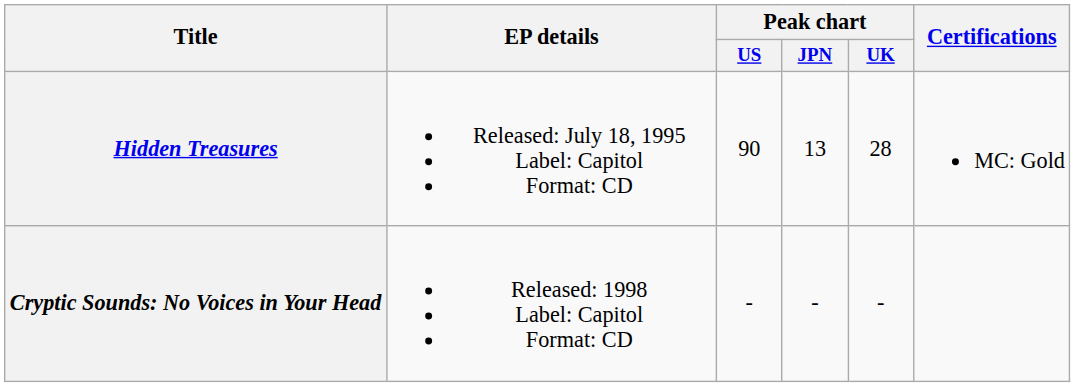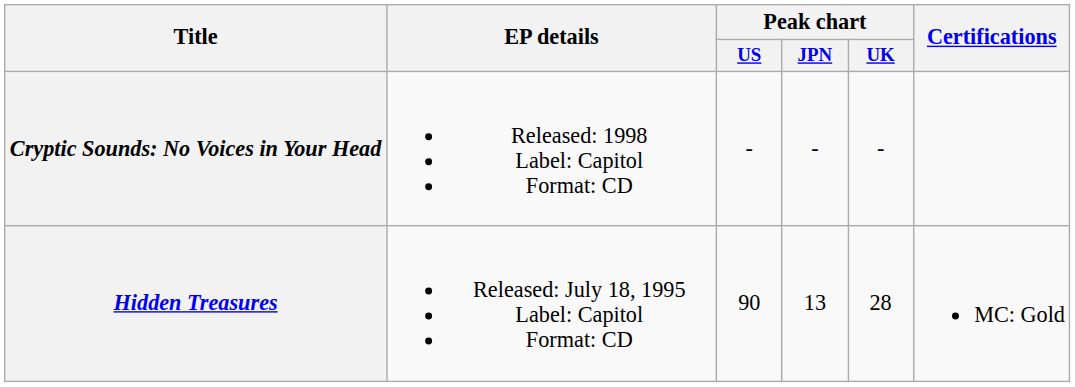rows swapped: (196, 148) <-> (196, 303)
